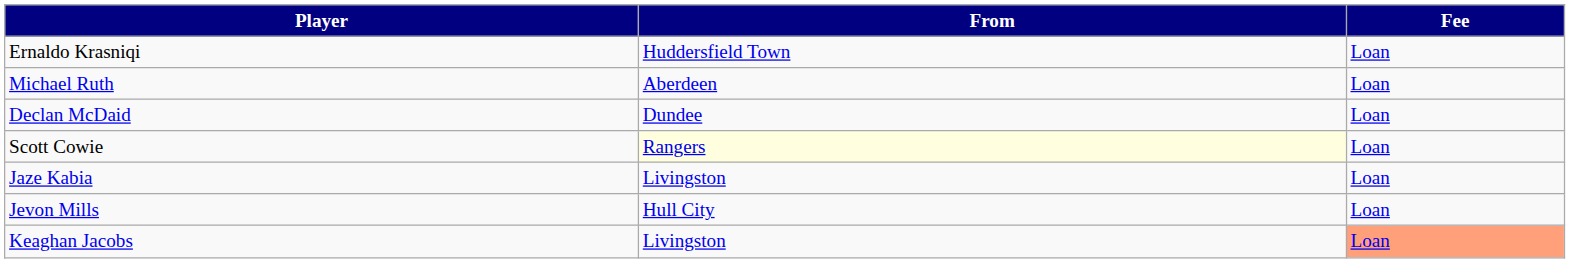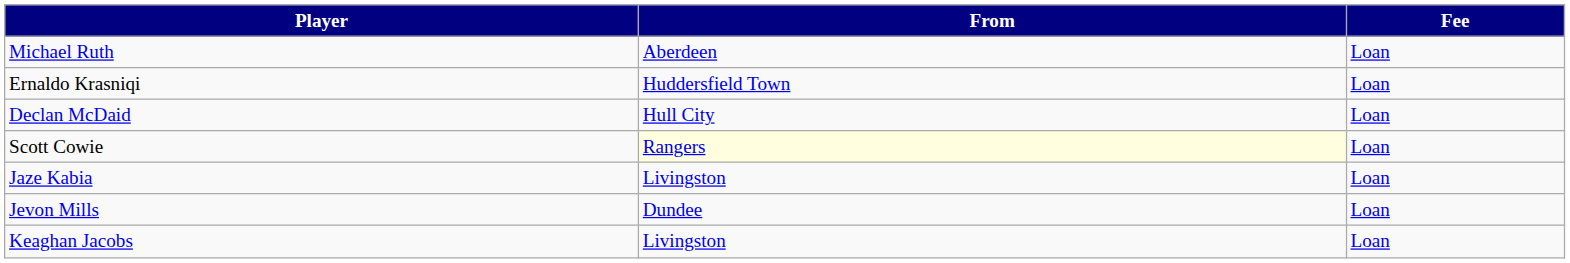rows swapped: (75, 52) <-> (61, 83)
(673, 115) Dundee -> (679, 115) Hull City
(679, 209) Hull City -> (673, 209) Dundee
(1370, 241) lightsalmon background -> (1370, 241) no background
